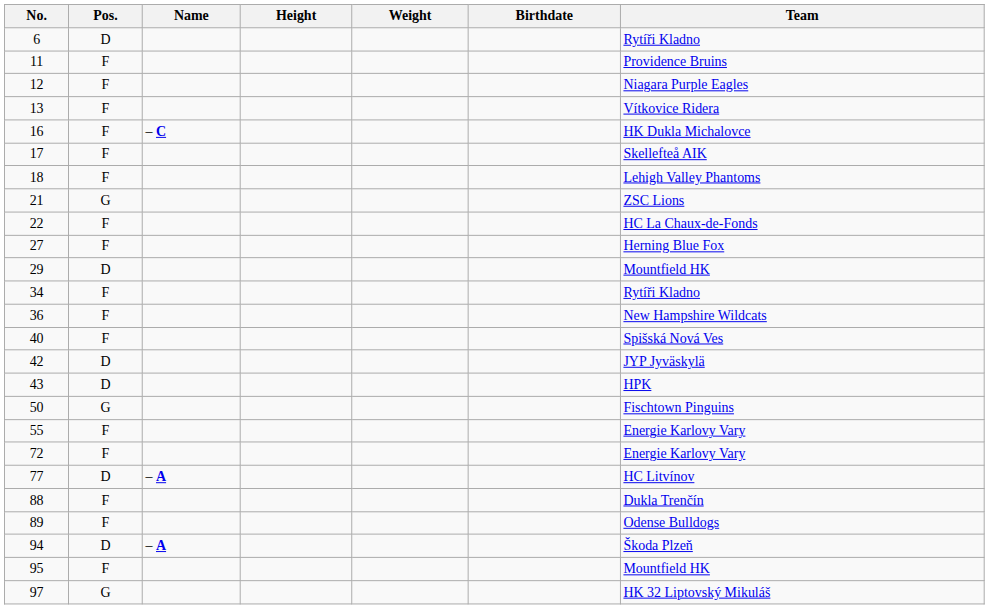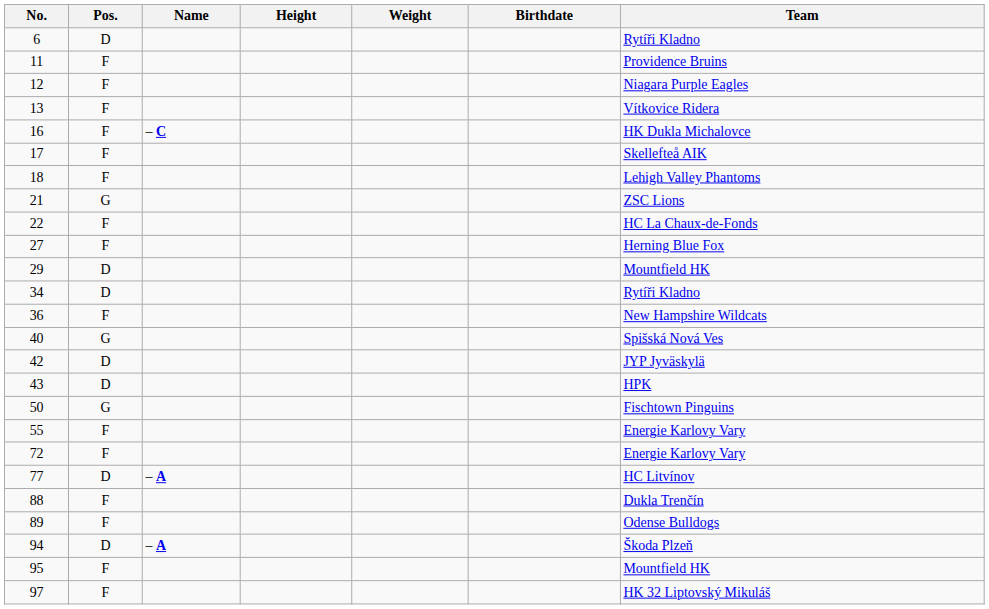(105, 292) F -> (106, 292) D
(105, 338) F -> (106, 338) G
(106, 592) G -> (105, 592) F
